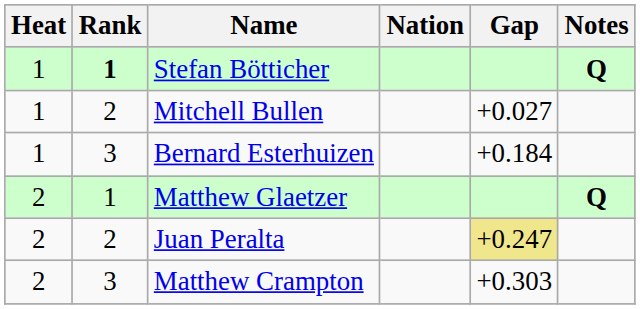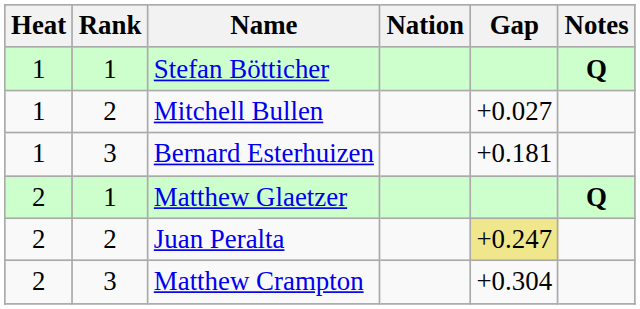(110, 68) bold -> (110, 68) normal
(514, 153) +0.184 -> (514, 153) +0.181
(514, 281) +0.303 -> (514, 281) +0.304
